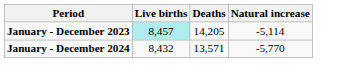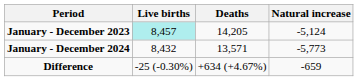(270, 31) -5,114 -> (311, 31) -5,124
(270, 48) -5,770 -> (311, 48) -5,773
+ row: (68, 66)
